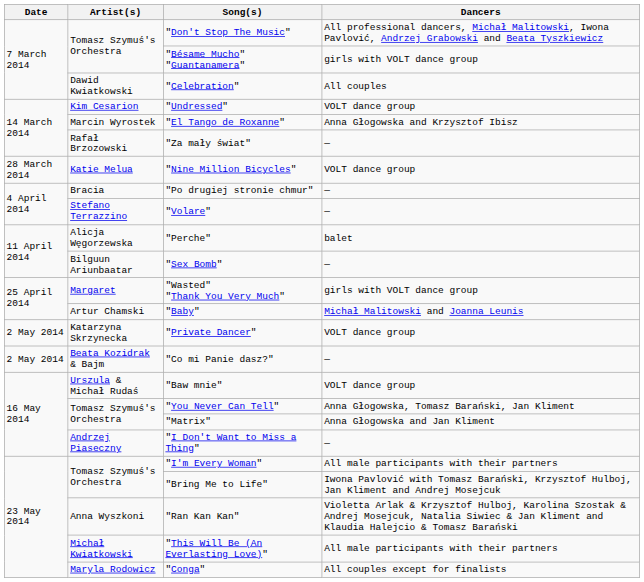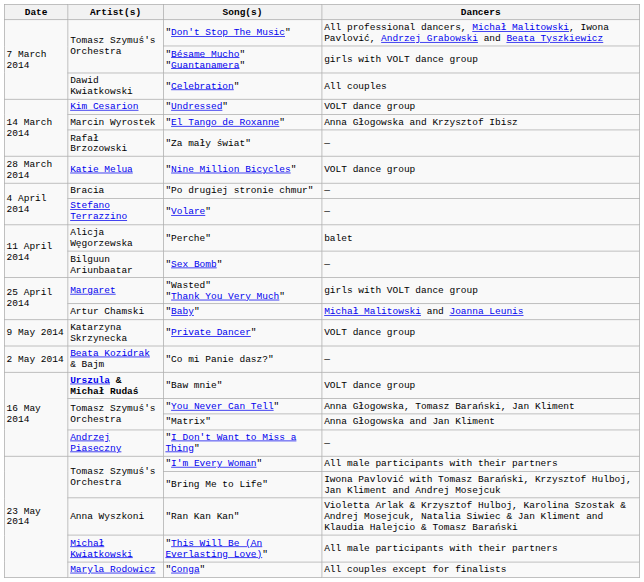(35, 333) 2 May 2014 -> (35, 333) 9 May 2014
(104, 385) normal -> (104, 385) bold
